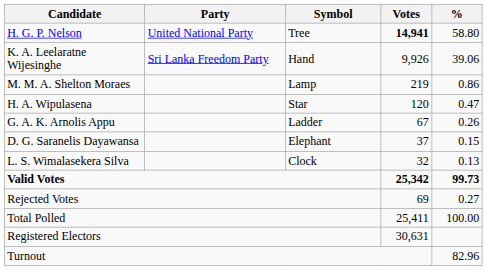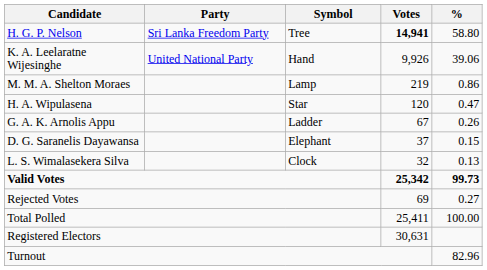(200, 33) United National Party -> (208, 33) Sri Lanka Freedom Party
(208, 58) Sri Lanka Freedom Party -> (200, 58) United National Party
